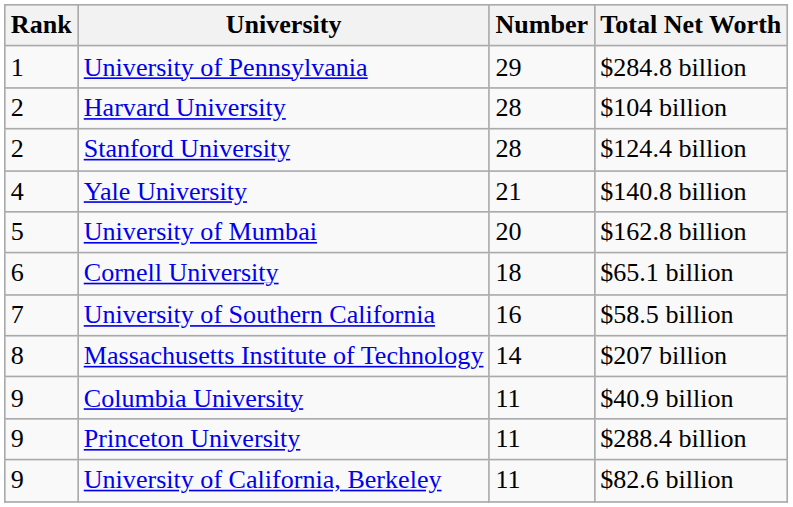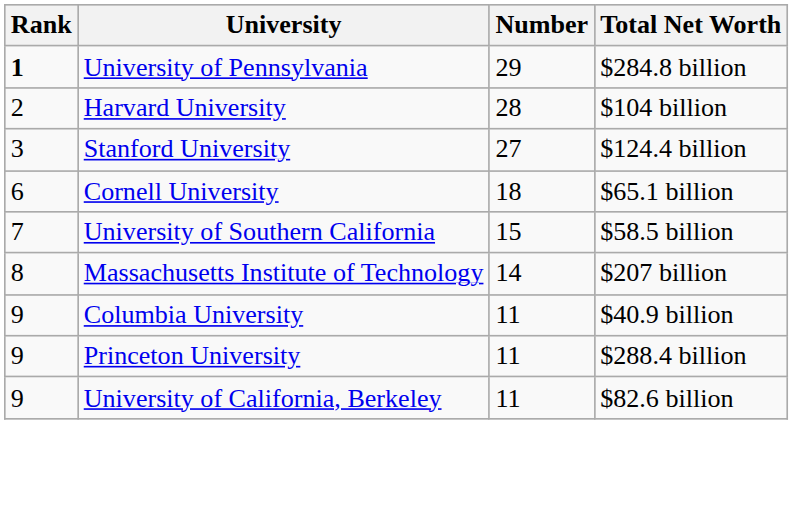(17, 66) normal -> (17, 66) bold
(17, 149) 2 -> (17, 149) 3
(509, 149) 28 -> (509, 149) 27
- row: (165, 190)
- row: (200, 231)
(509, 314) 16 -> (509, 231) 15
